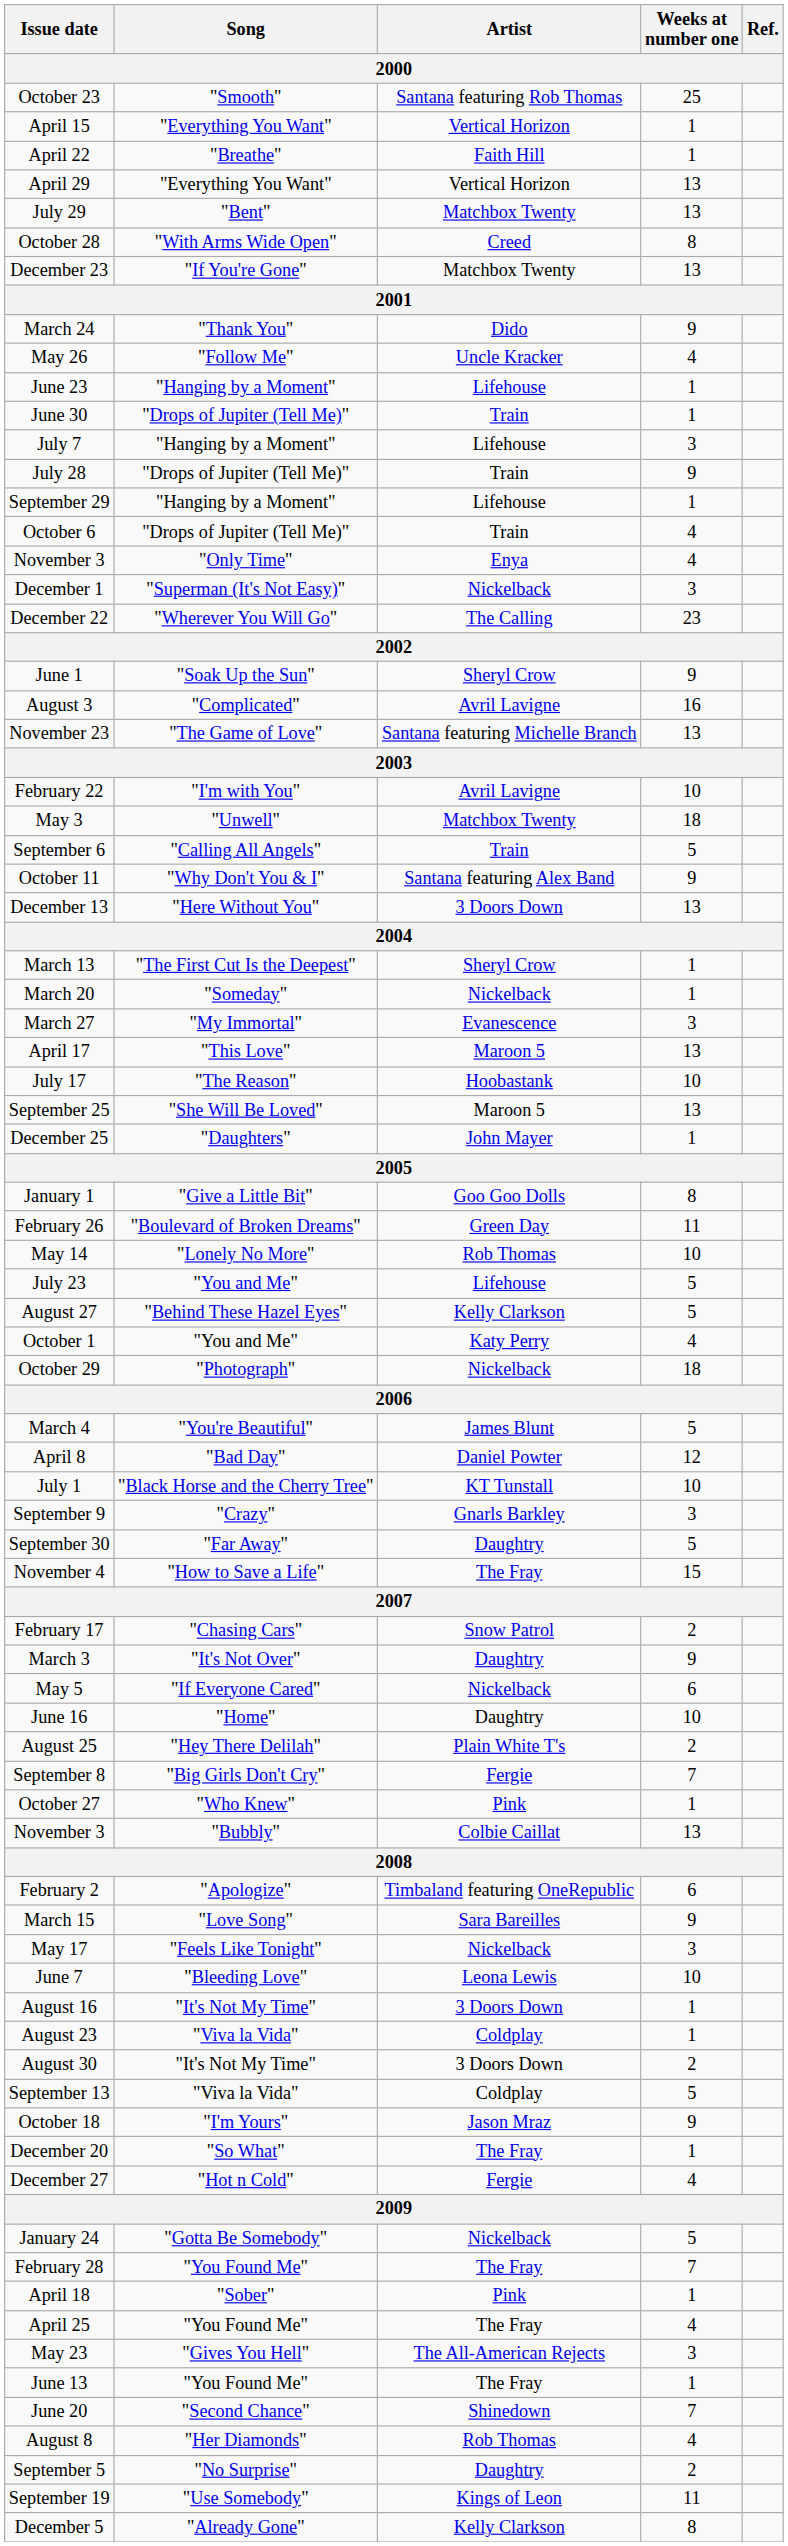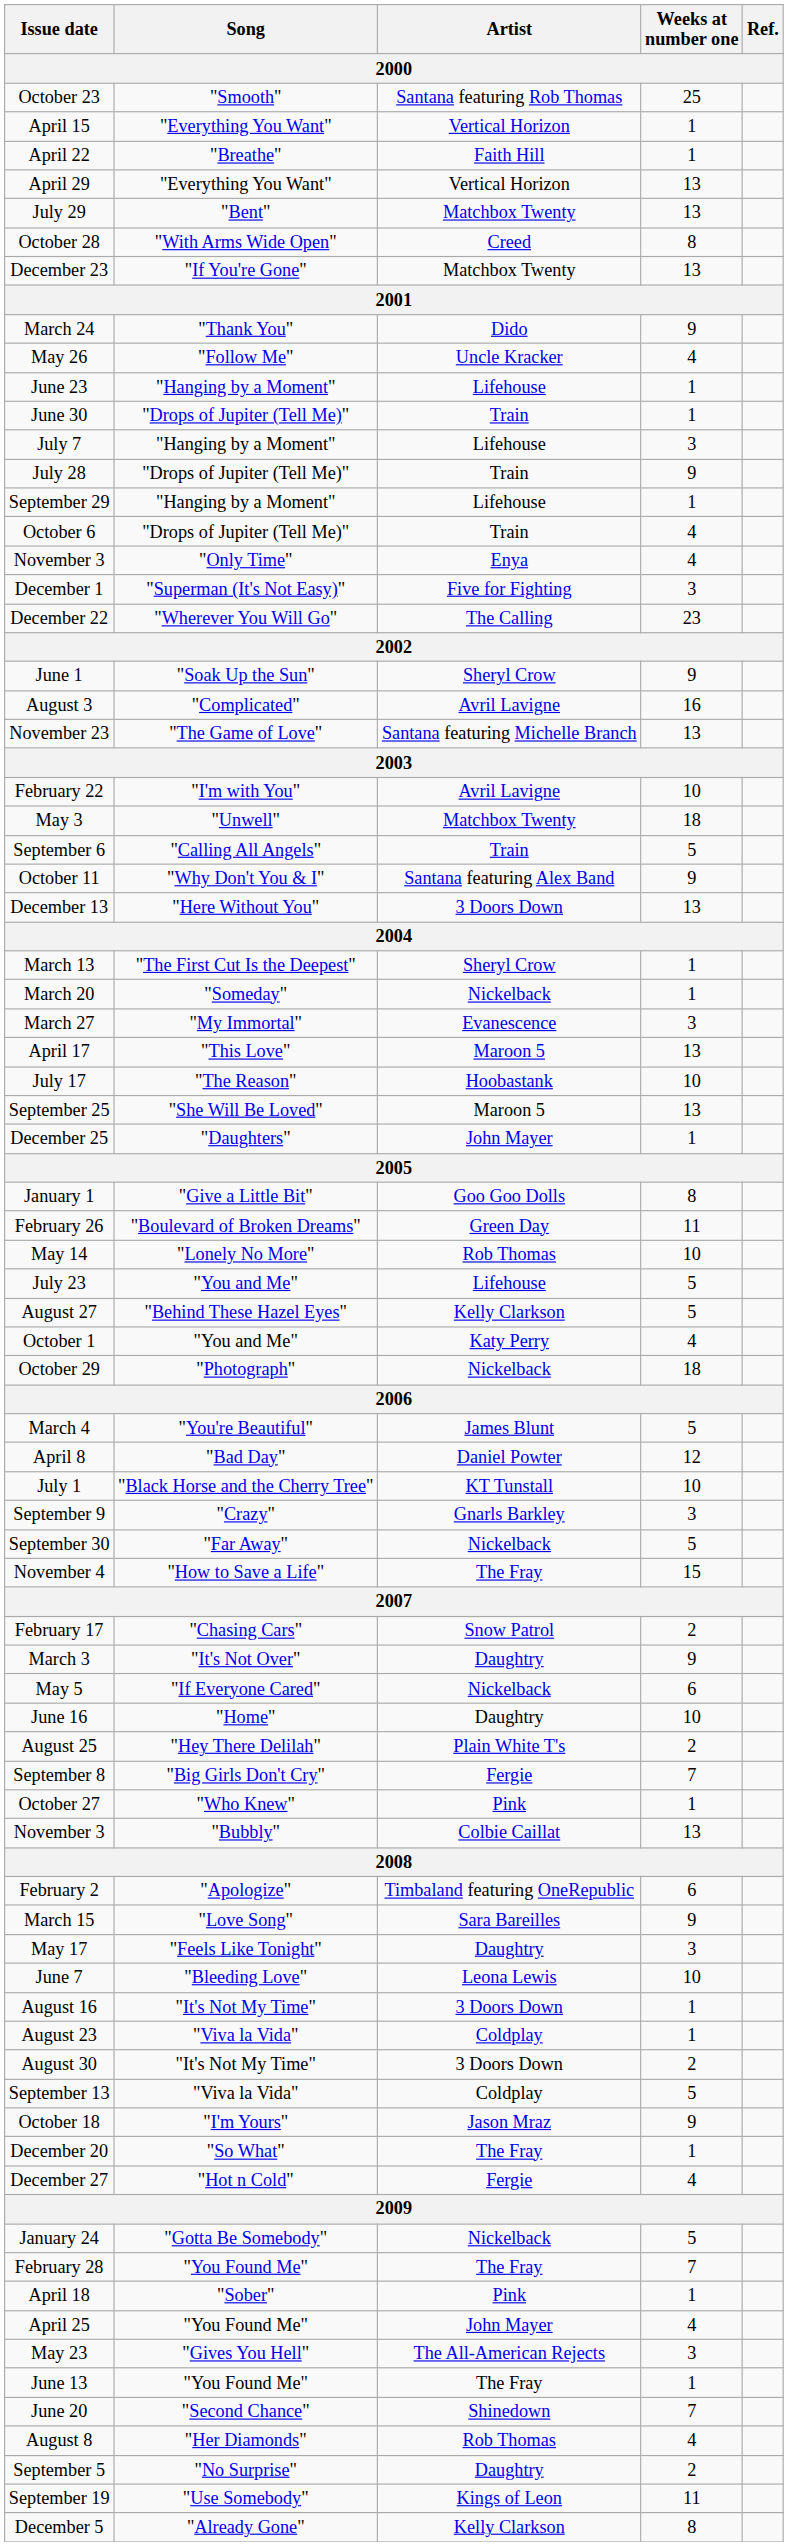(509, 589) Nickelback -> (509, 589) Five for Fighting
(509, 1543) Daughtry -> (509, 1543) Nickelback
(509, 1948) Nickelback -> (509, 1948) Daughtry
(509, 2324) The Fray -> (509, 2324) John Mayer
